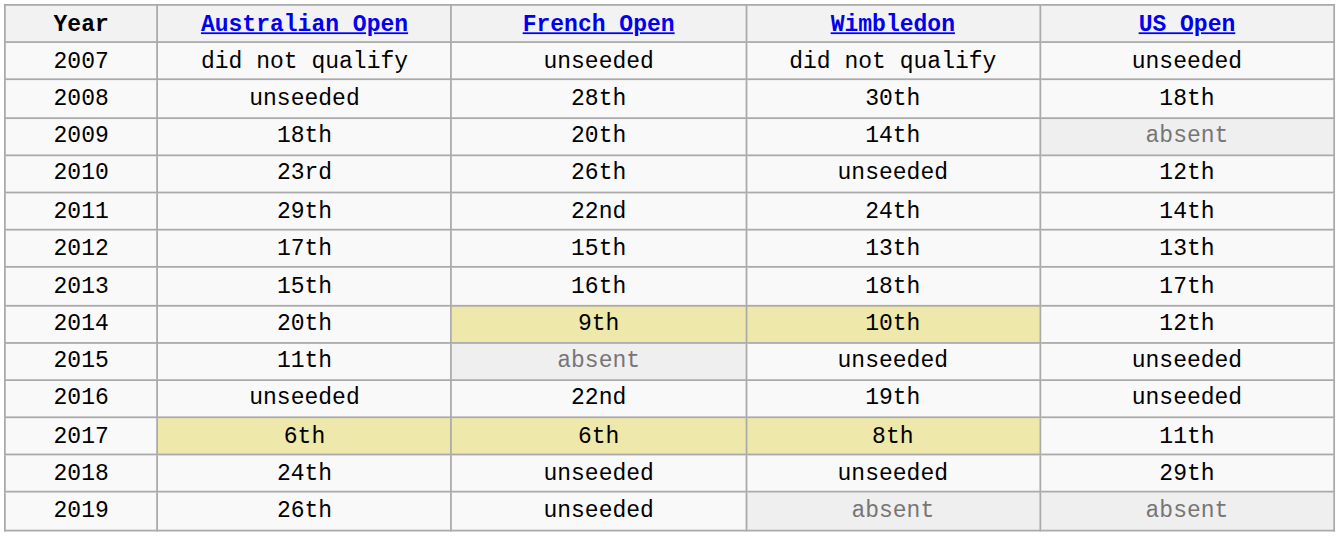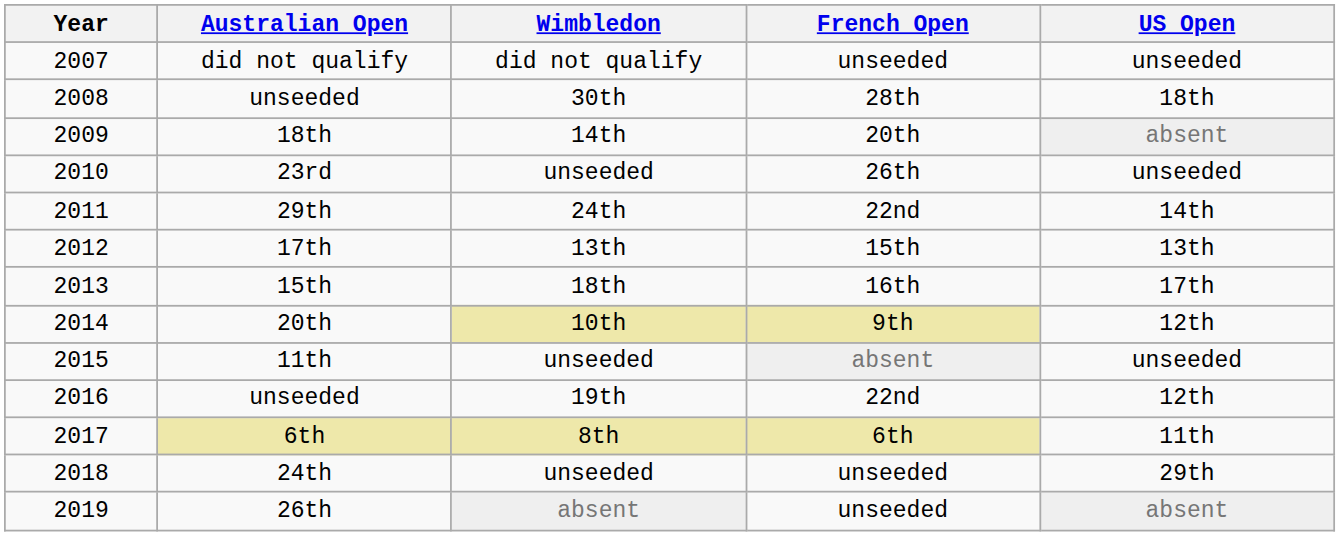columns swapped: (599, 24) <-> (893, 24)
(1187, 174) 12th -> (1187, 174) unseeded
(1187, 399) unseeded -> (1187, 399) 12th
